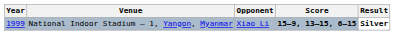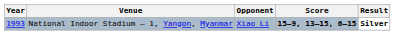(15, 23) 1999 -> (15, 23) 1993
